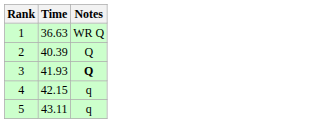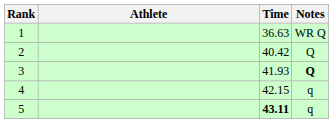+ column: (149, 14)
(54, 52) 40.39 -> (276, 52) 40.42
(54, 109) normal -> (276, 109) bold
